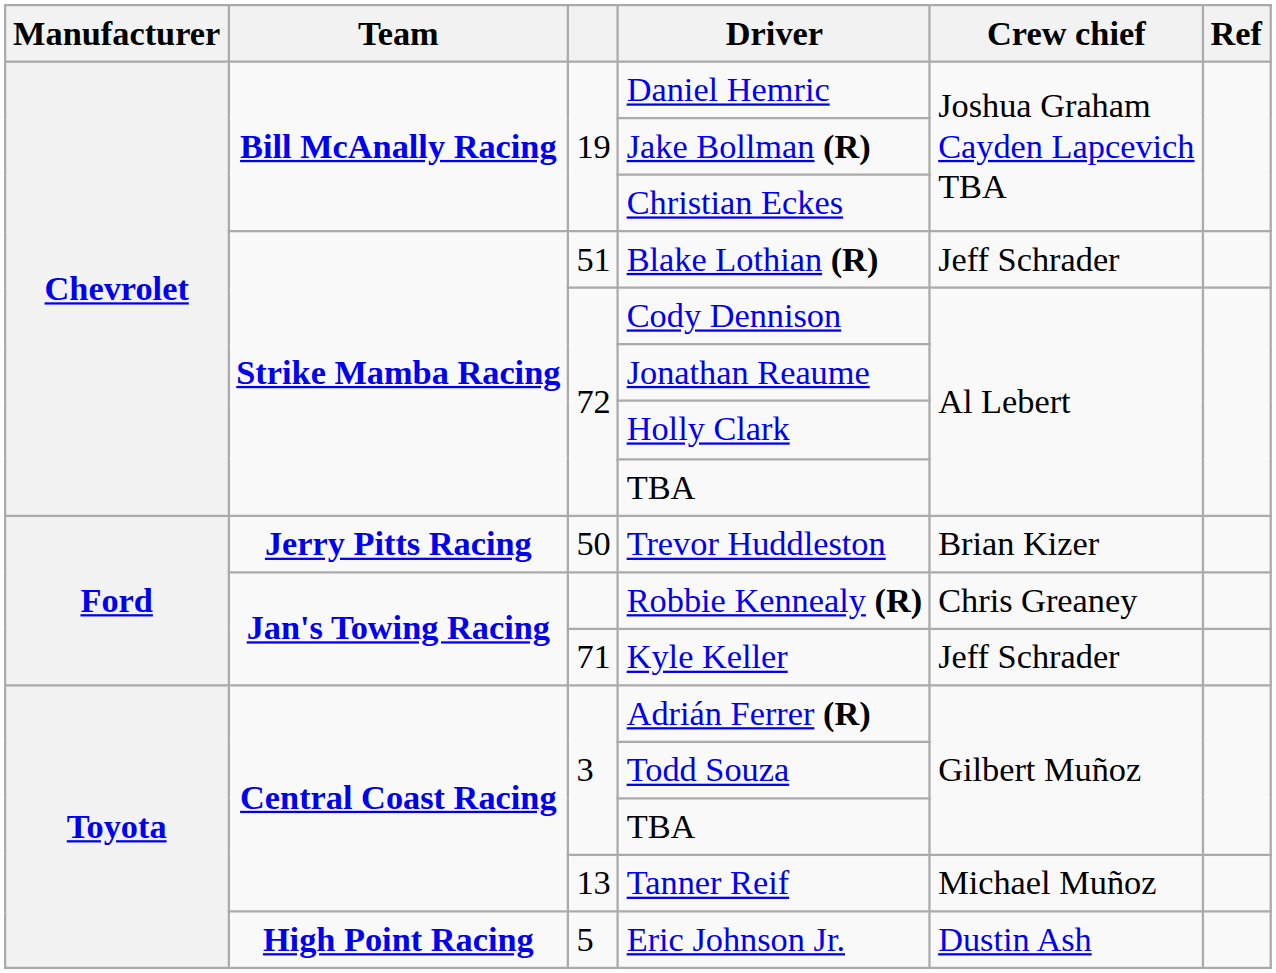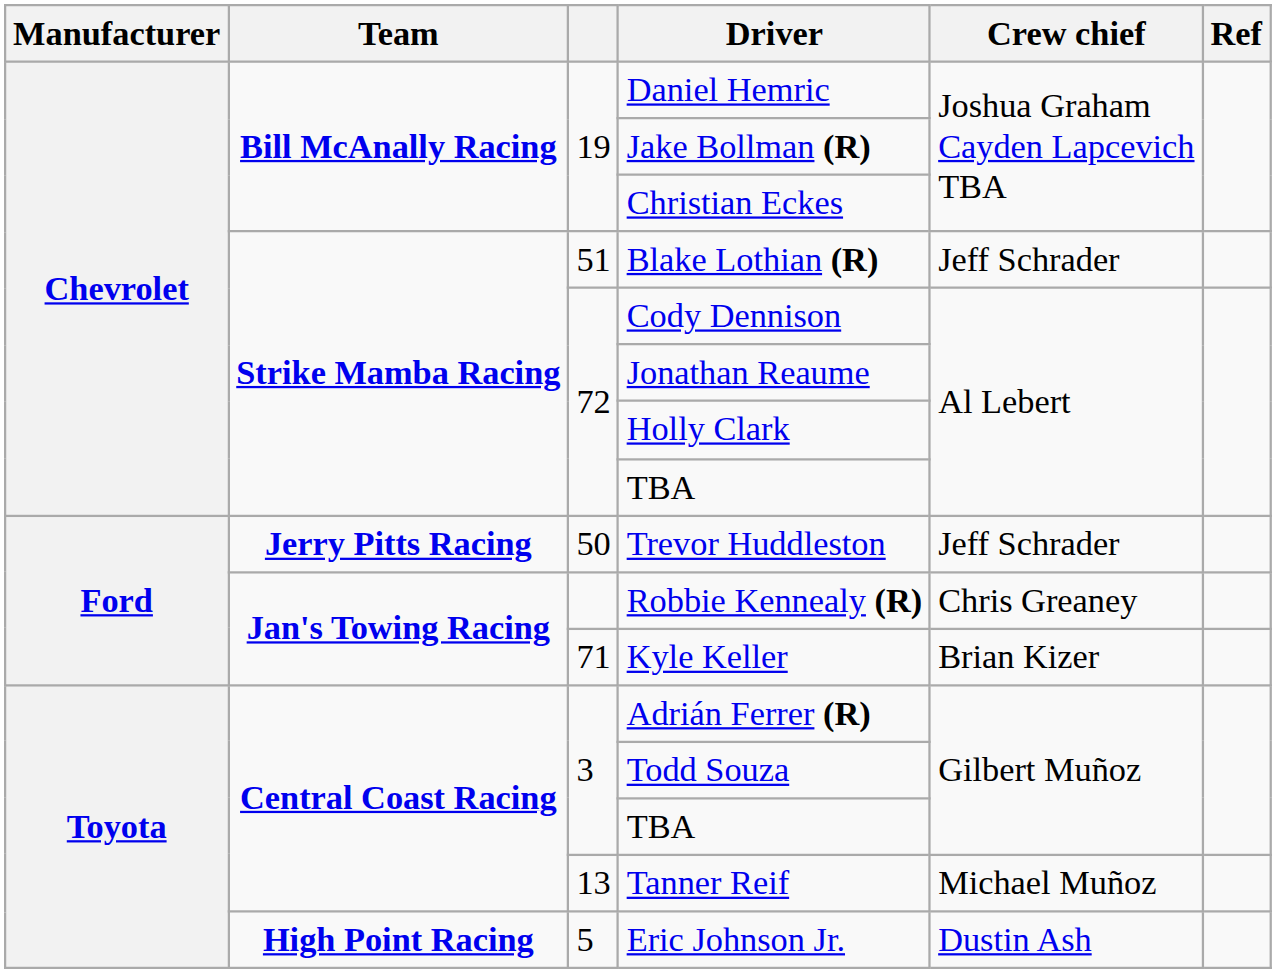(1019, 542) Brian Kizer -> (1029, 542) Jeff Schrader
(1029, 656) Jeff Schrader -> (1019, 656) Brian Kizer
